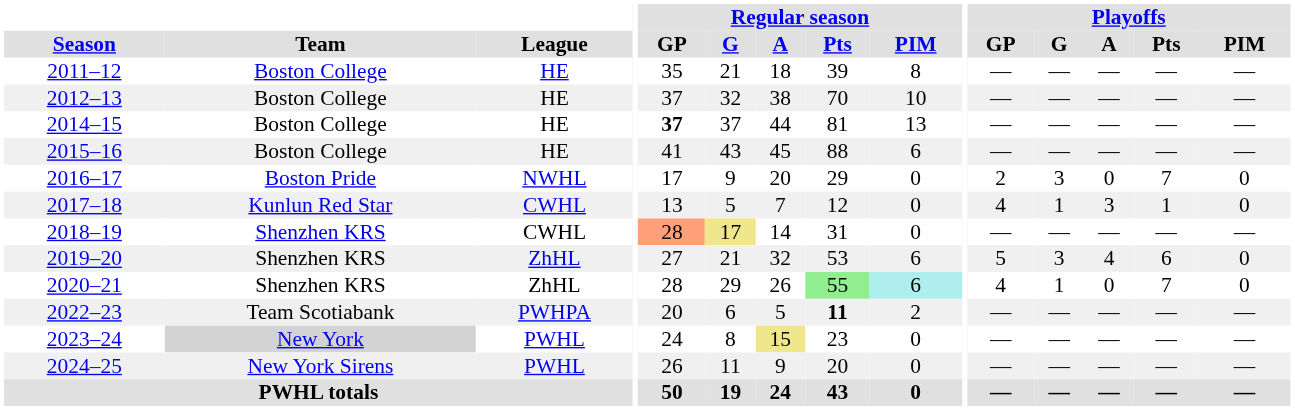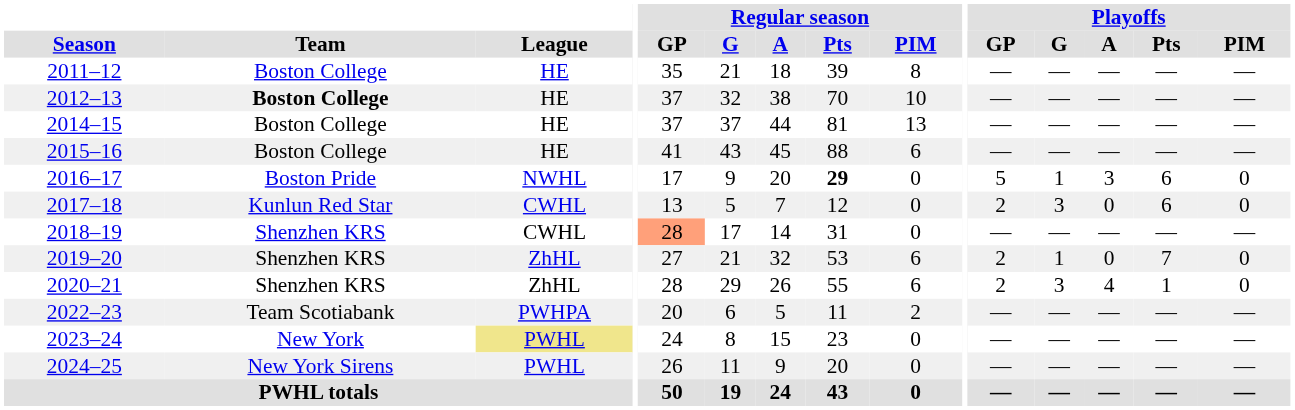(320, 97) normal -> (320, 97) bold
(672, 124) bold -> (672, 124) normal
(838, 178) normal -> (838, 178) bold
(1001, 178) 2 -> (1001, 178) 5
(1059, 178) 3 -> (1059, 178) 1
(1109, 178) 0 -> (1109, 178) 3
(1166, 178) 7 -> (1166, 178) 6
(1001, 204) 4 -> (1001, 204) 2
(1059, 204) 1 -> (1059, 204) 3
(1109, 204) 3 -> (1109, 204) 0
(1166, 204) 1 -> (1166, 204) 6
(730, 231) khaki background -> (730, 231) no background
(1001, 258) 5 -> (1001, 258) 2
(1059, 258) 3 -> (1059, 258) 1
(1109, 258) 4 -> (1109, 258) 0
(1166, 258) 6 -> (1166, 258) 7
(838, 285) lightgreen background -> (838, 285) no background
(916, 285) paleturquoise background -> (916, 285) no background
(1001, 285) 4 -> (1001, 285) 2
(1059, 285) 1 -> (1059, 285) 3
(1109, 285) 0 -> (1109, 285) 4
(1166, 285) 7 -> (1166, 285) 1
(838, 312) bold -> (838, 312) normal
(320, 338) lightgrey background -> (320, 338) no background
(554, 338) no background -> (554, 338) khaki background
(780, 338) khaki background -> (780, 338) no background
